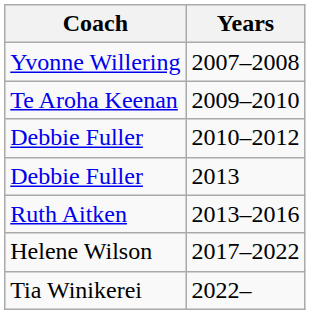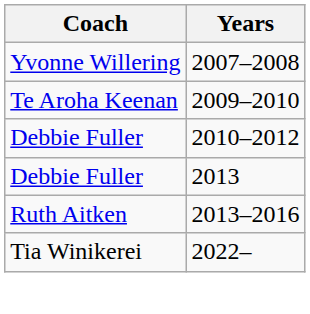- row: (246, 251)
